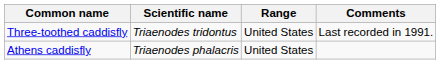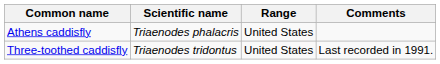rows swapped: (49, 50) <-> (67, 31)
